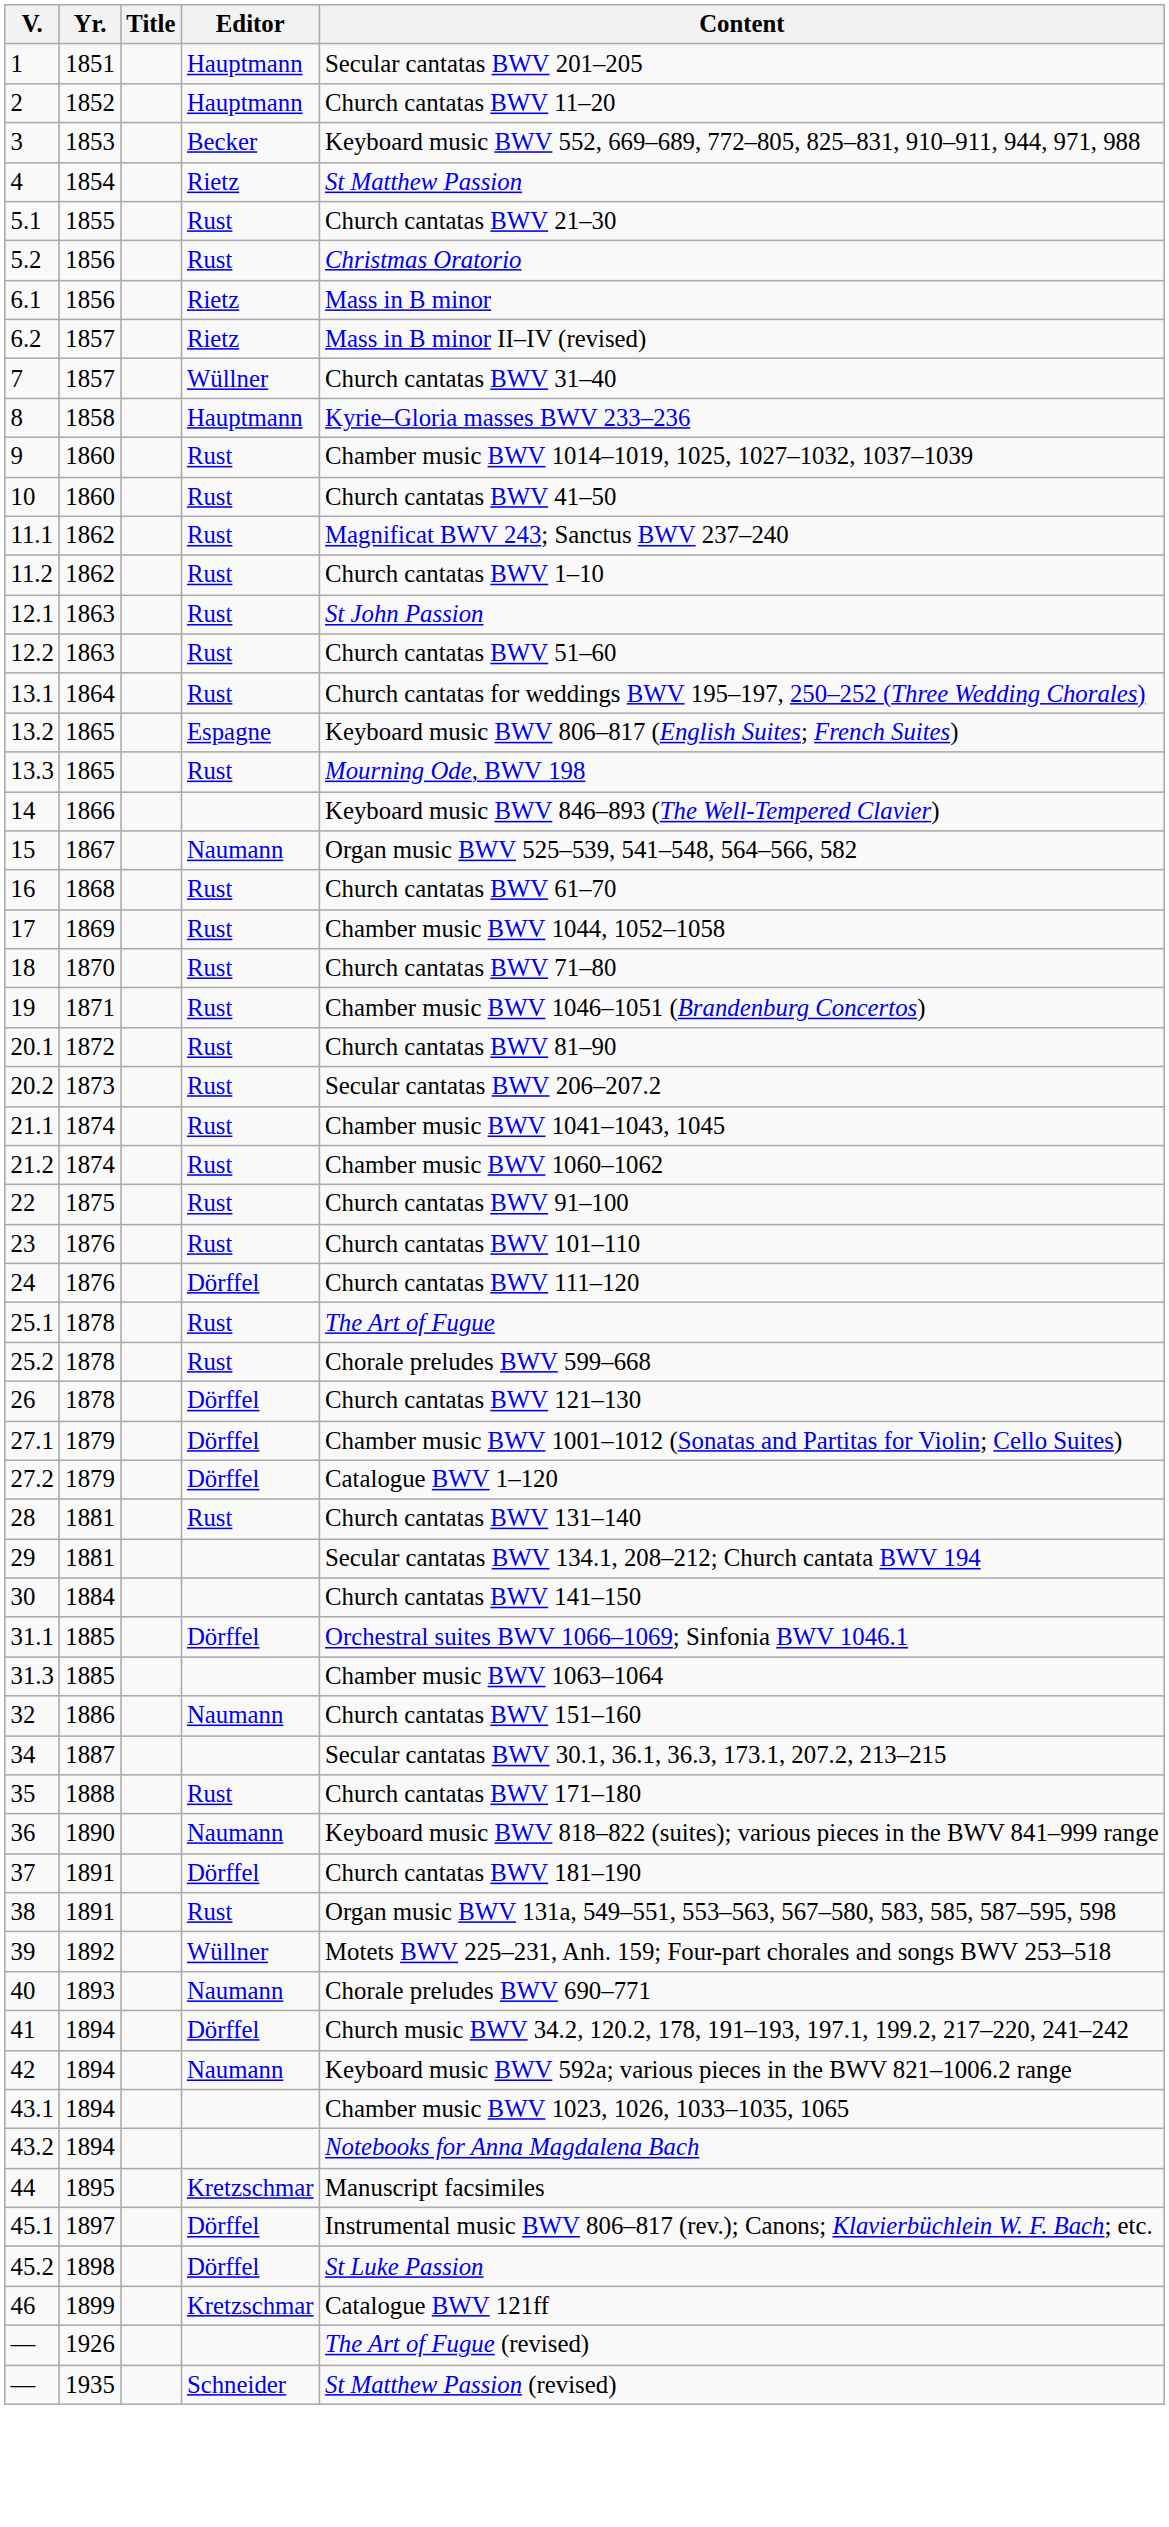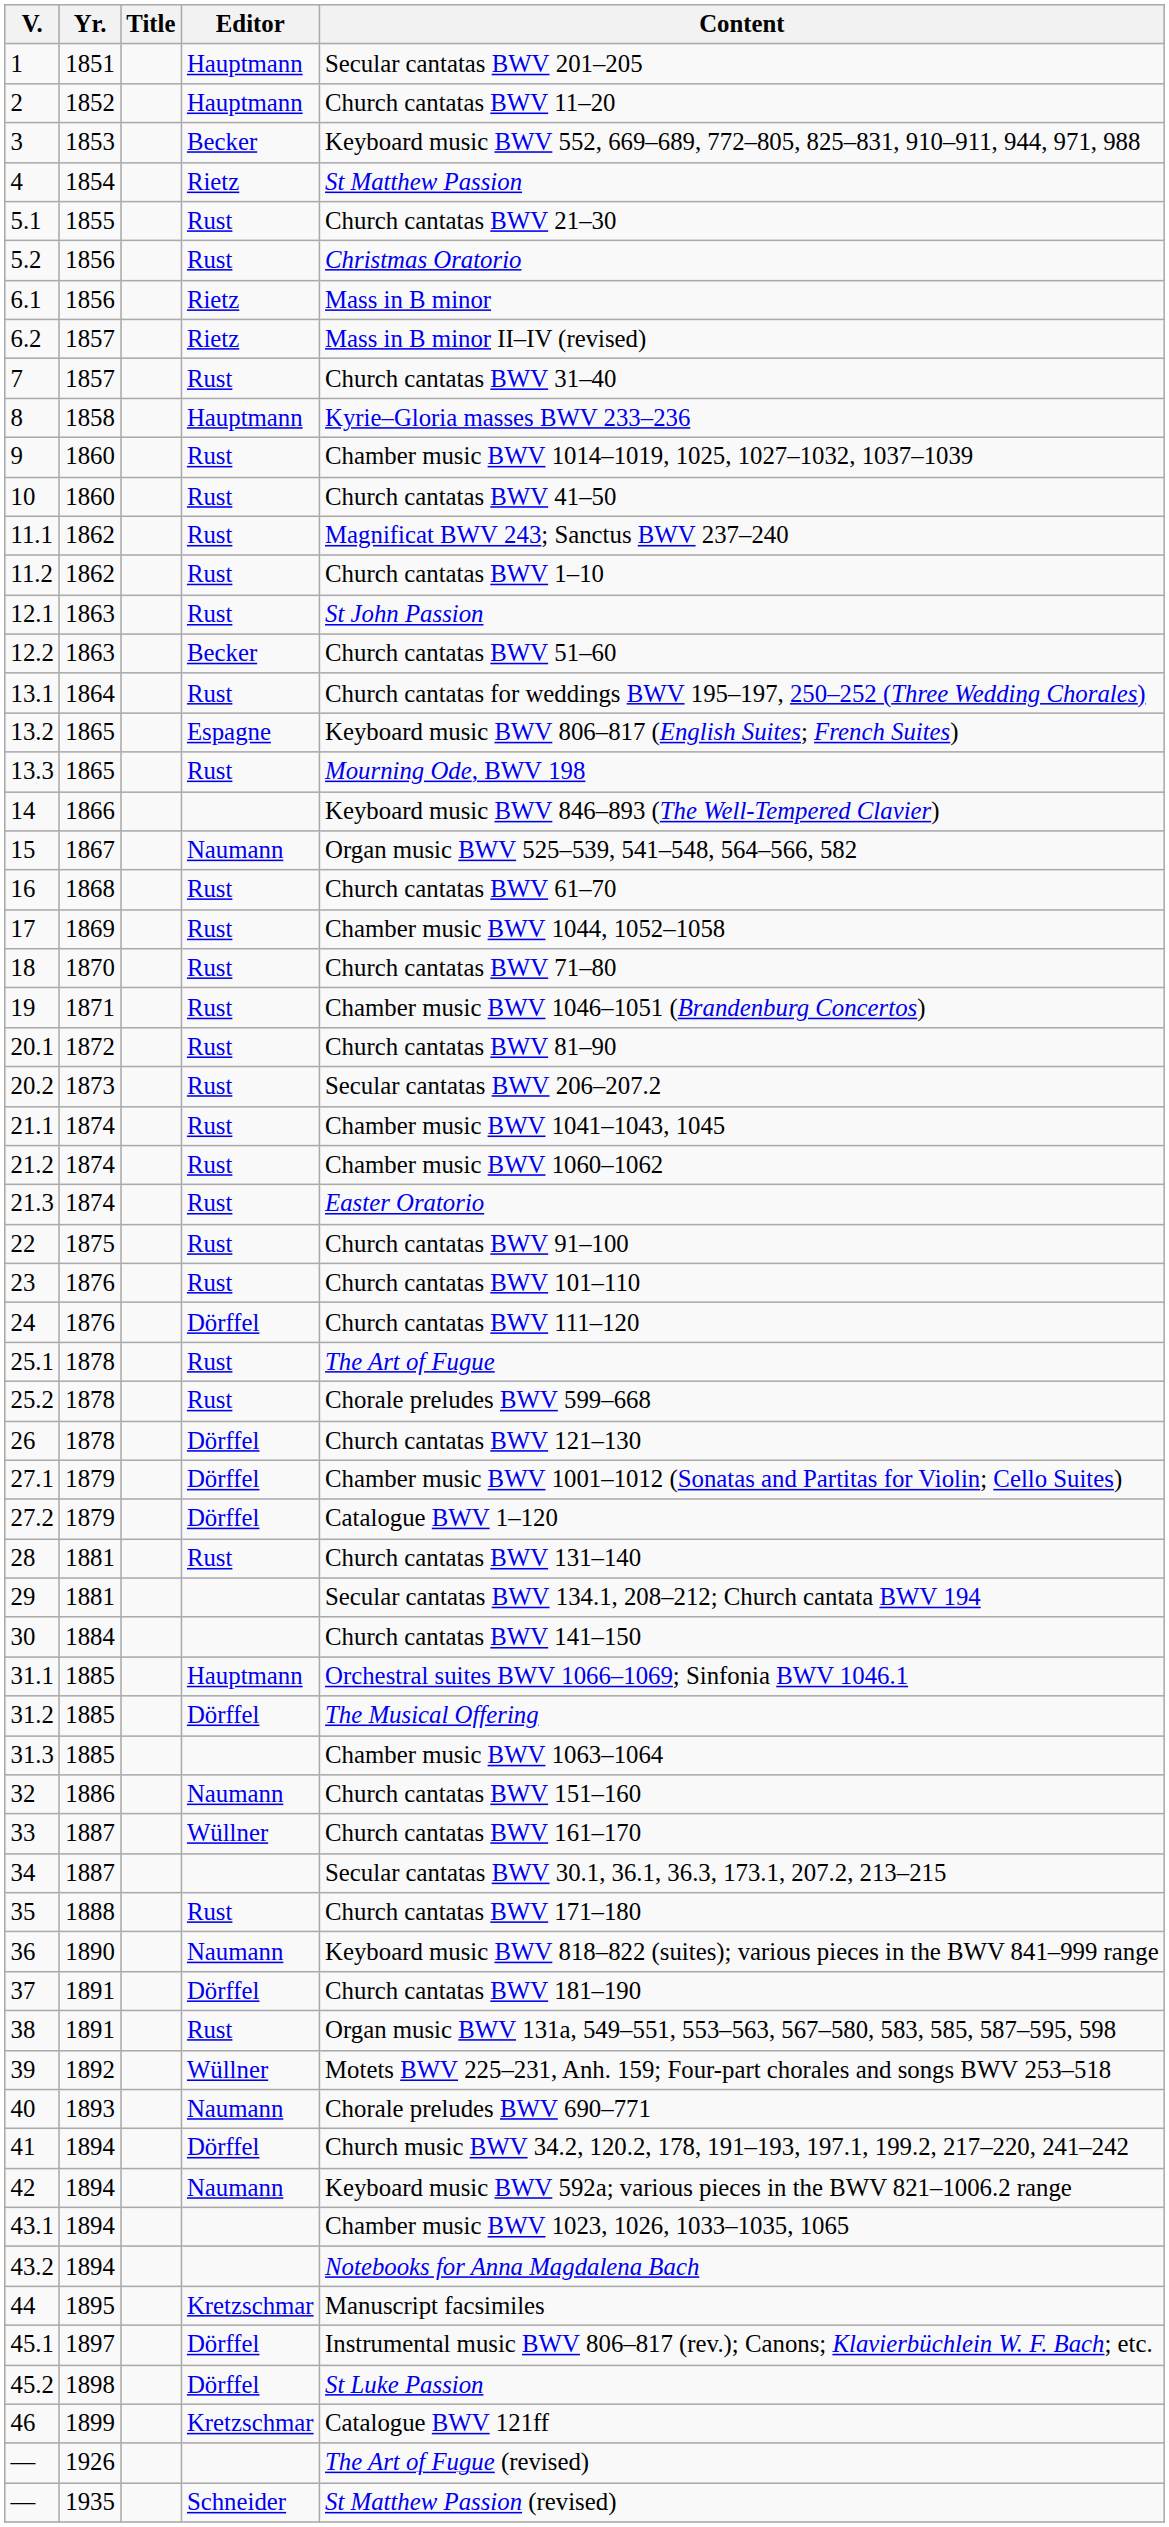(228, 378) Wüllner -> (210, 378) Rust
(210, 653) Rust -> (222, 653) Becker
+ row: (32, 1204)
(223, 1636) Dörffel -> (245, 1676) Hauptmann
+ row: (32, 1715)
+ row: (23, 1833)
